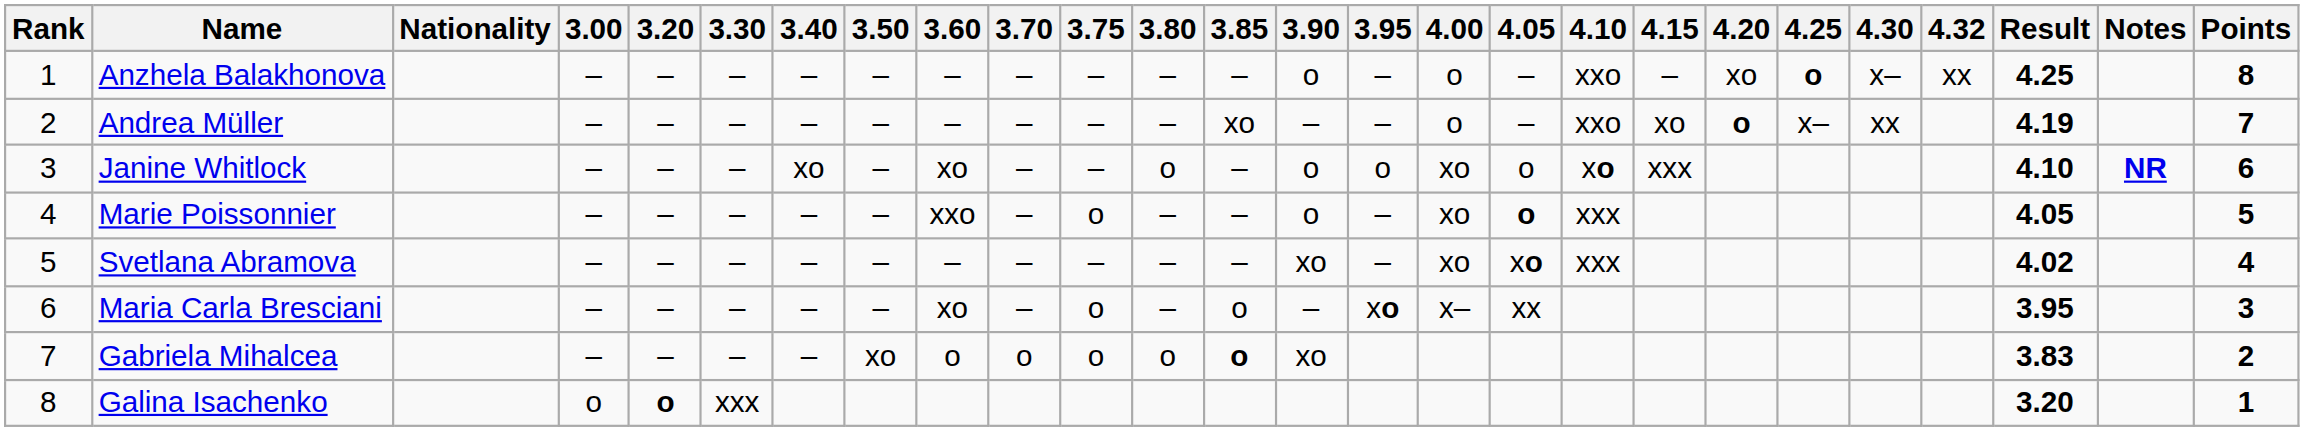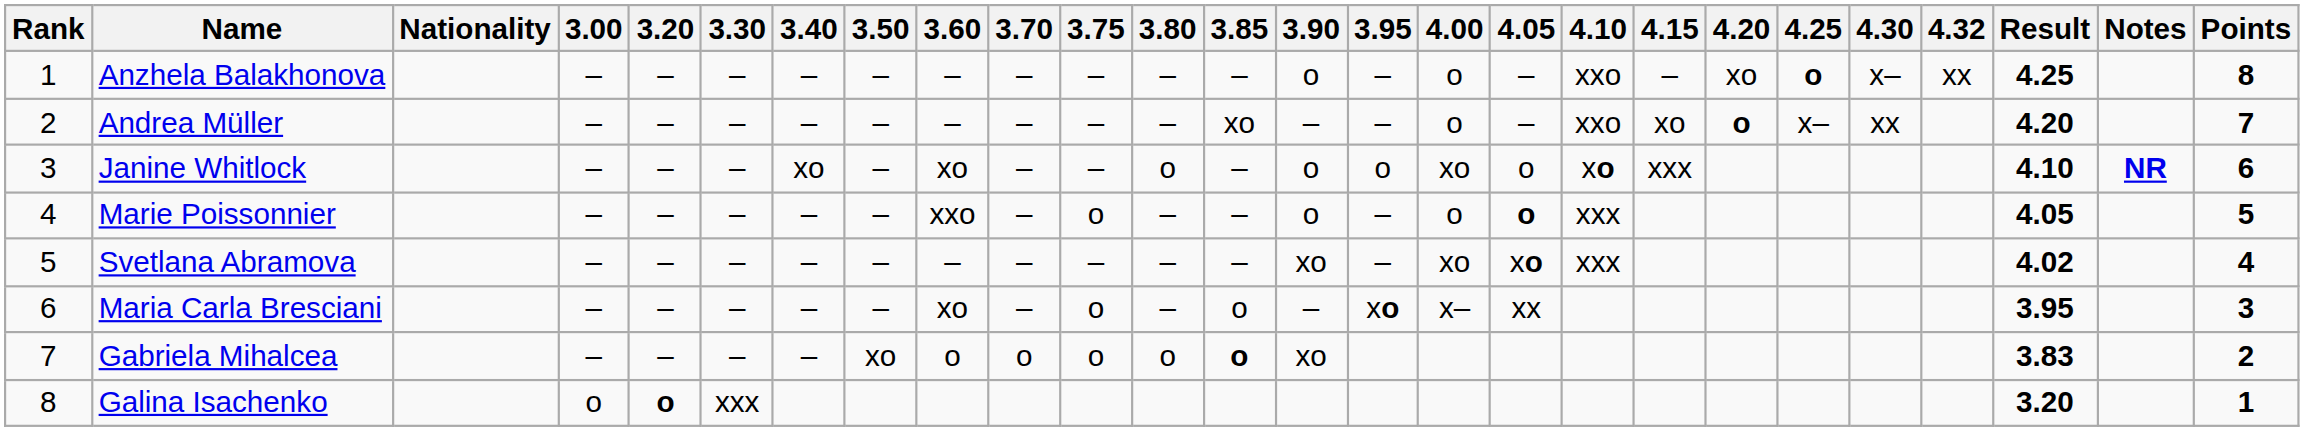(2045, 122) 4.19 -> (2045, 122) 4.20
(1455, 215) xo -> (1455, 215) o
